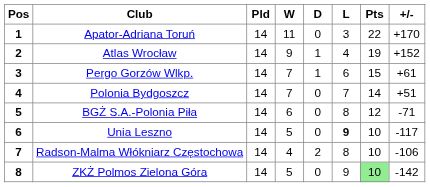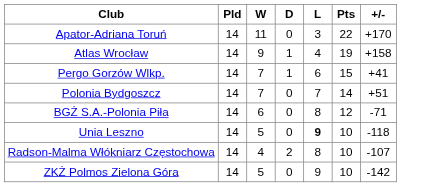- column: (19, 14)
(407, 53) +152 -> (378, 53) +158
(407, 73) +61 -> (378, 73) +41
(407, 132) -117 -> (378, 132) -118
(407, 152) -106 -> (378, 152) -107
(375, 172) lightgreen background -> (346, 172) no background
